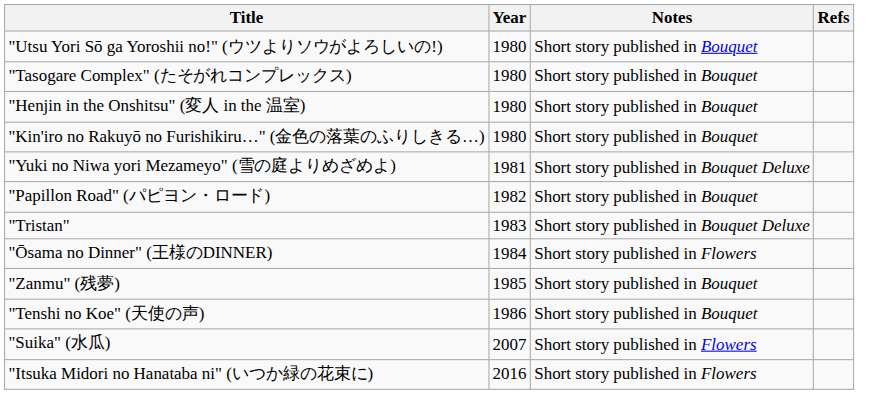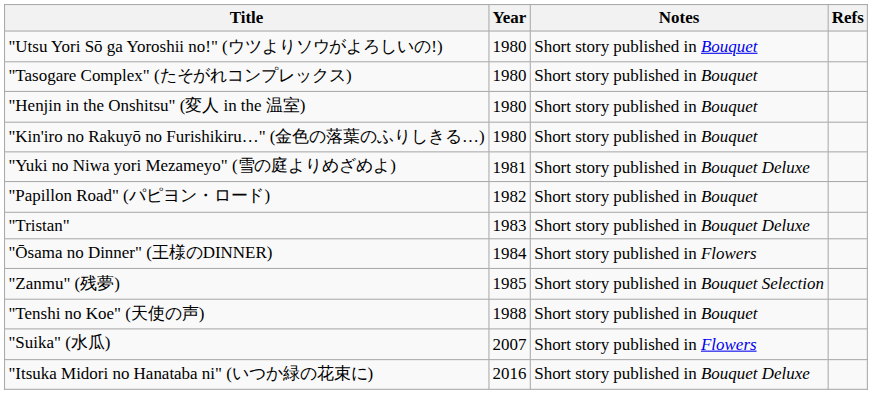(646, 283) Short story published in Bouquet -> (679, 283) Short story published in Bouquet Selection
(509, 313) 1986 -> (509, 313) 1988
(645, 374) Short story published in Flowers -> (672, 374) Short story published in Bouquet Deluxe
